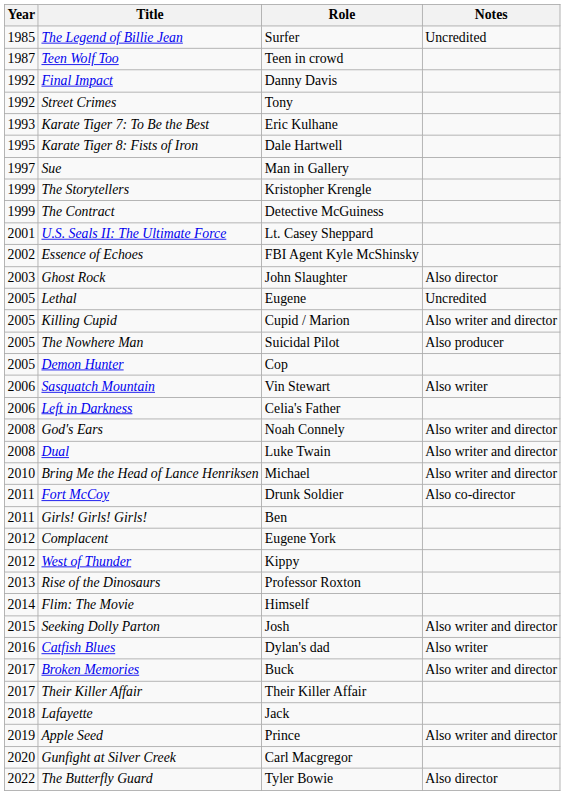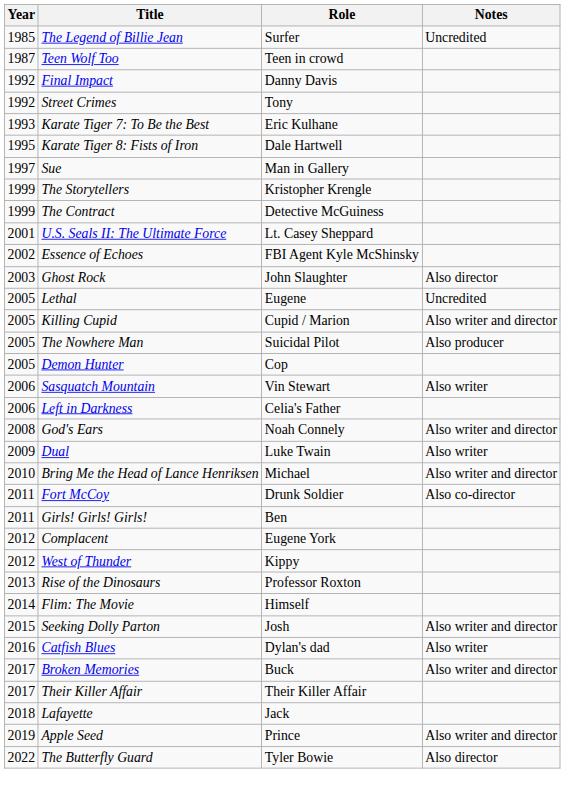(21, 451) 2008 -> (21, 451) 2009
(491, 451) Also writer and director -> (456, 451) Also writer
- row: (109, 757)
